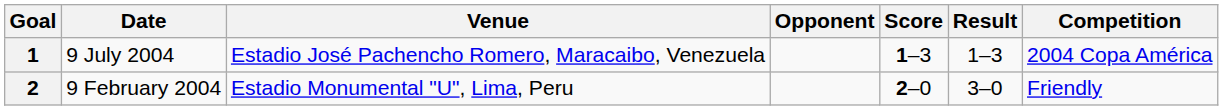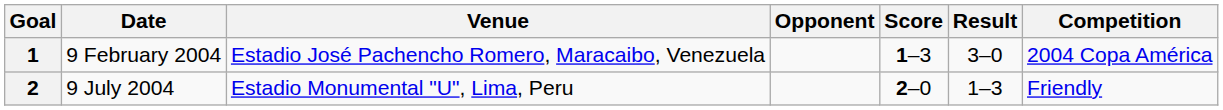(120, 54) 9 July 2004 -> (144, 54) 9 February 2004
(985, 54) 1–3 -> (985, 54) 3–0
(144, 88) 9 February 2004 -> (120, 88) 9 July 2004
(985, 88) 3–0 -> (985, 88) 1–3
